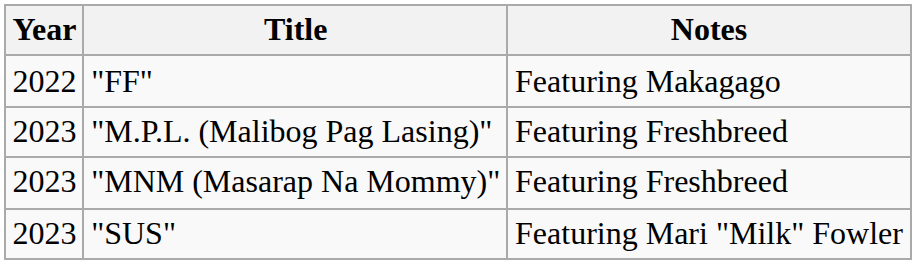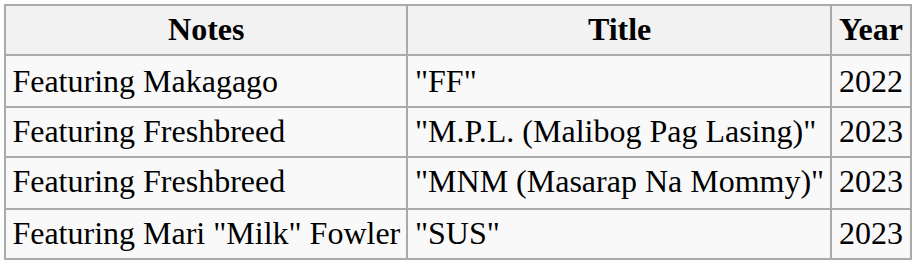columns swapped: (44, 29) <-> (709, 29)
